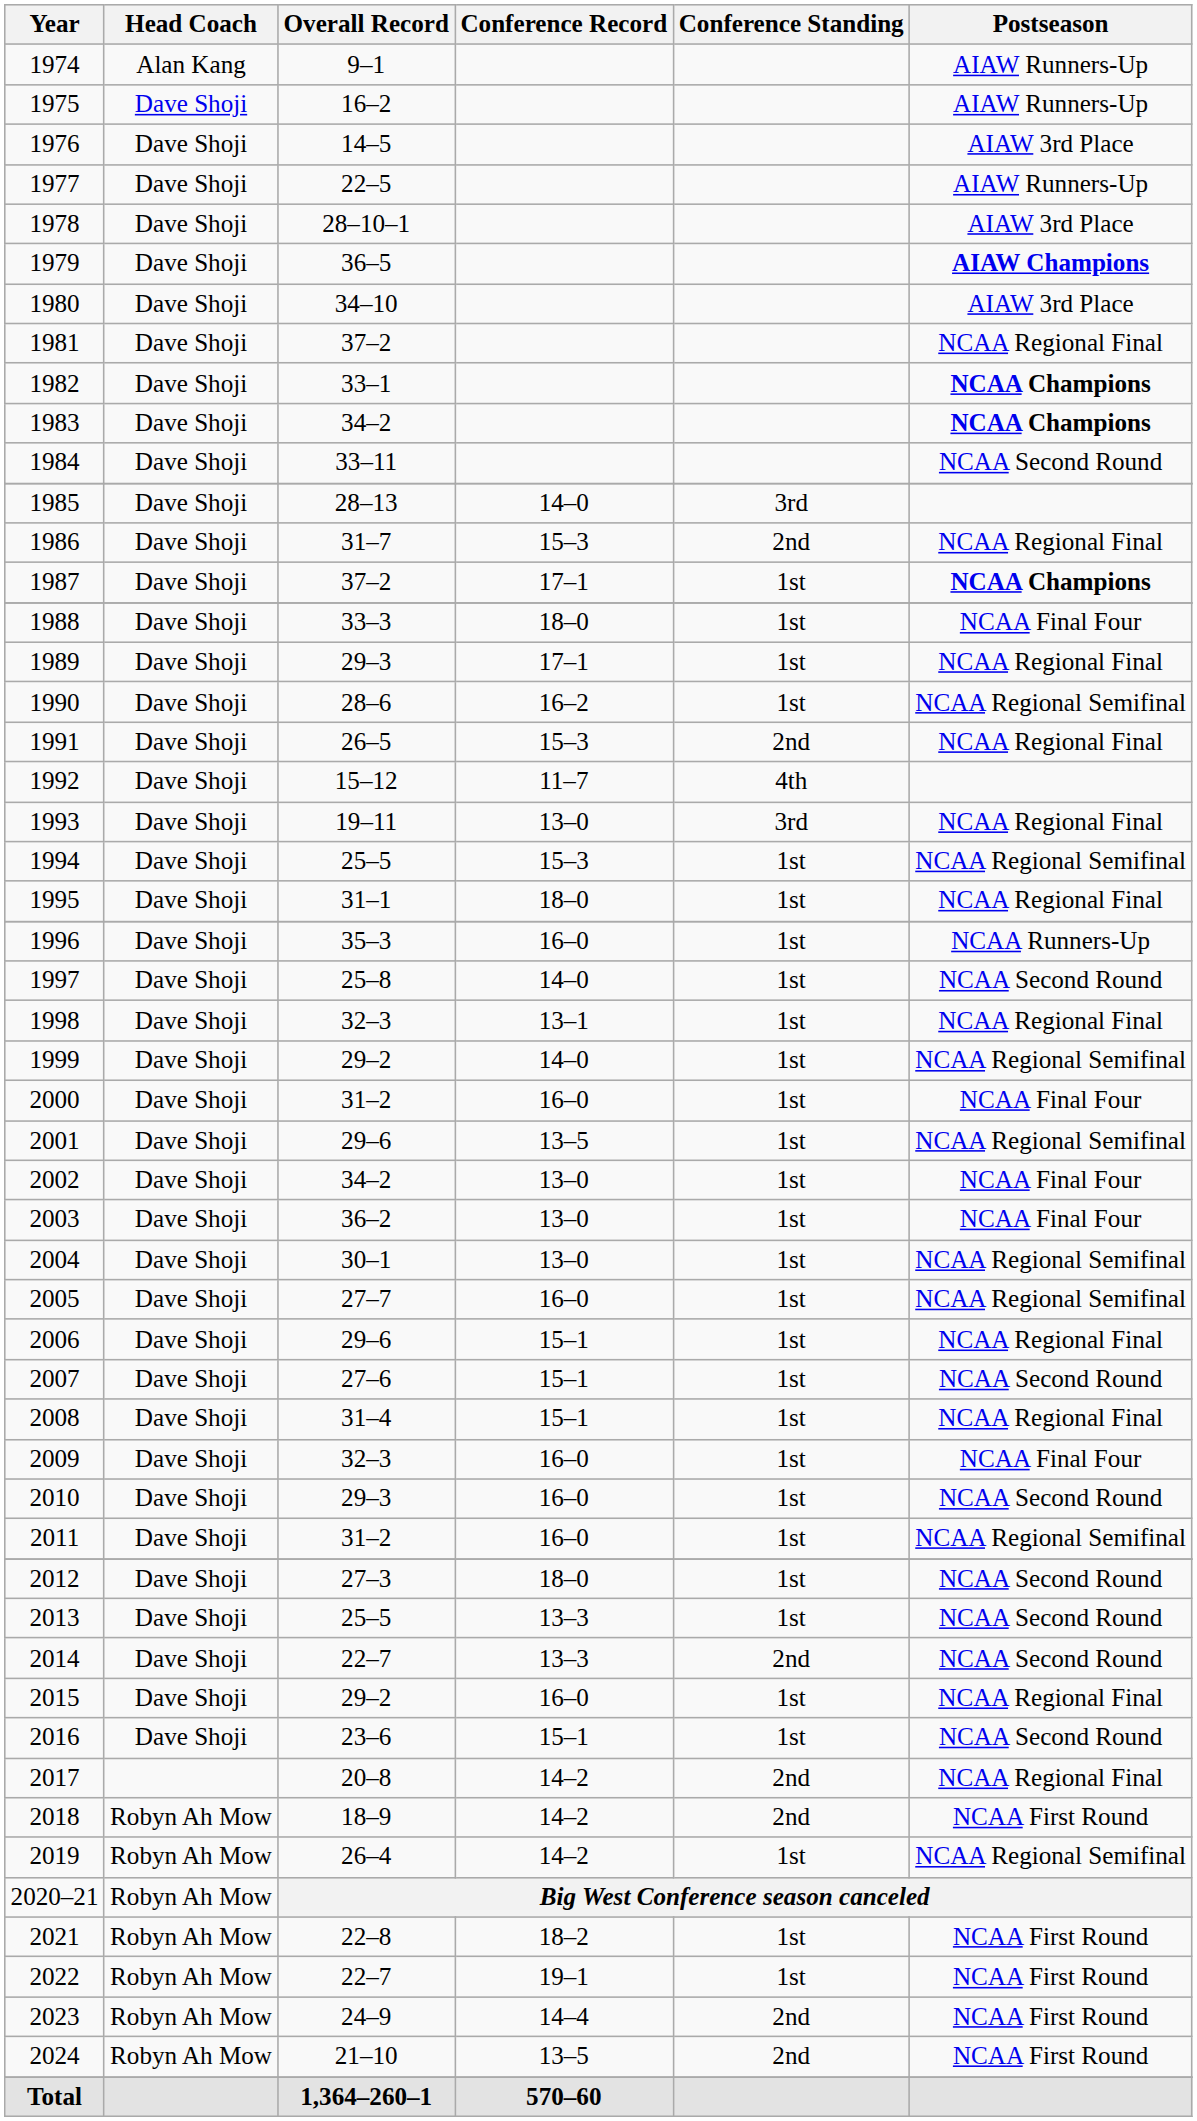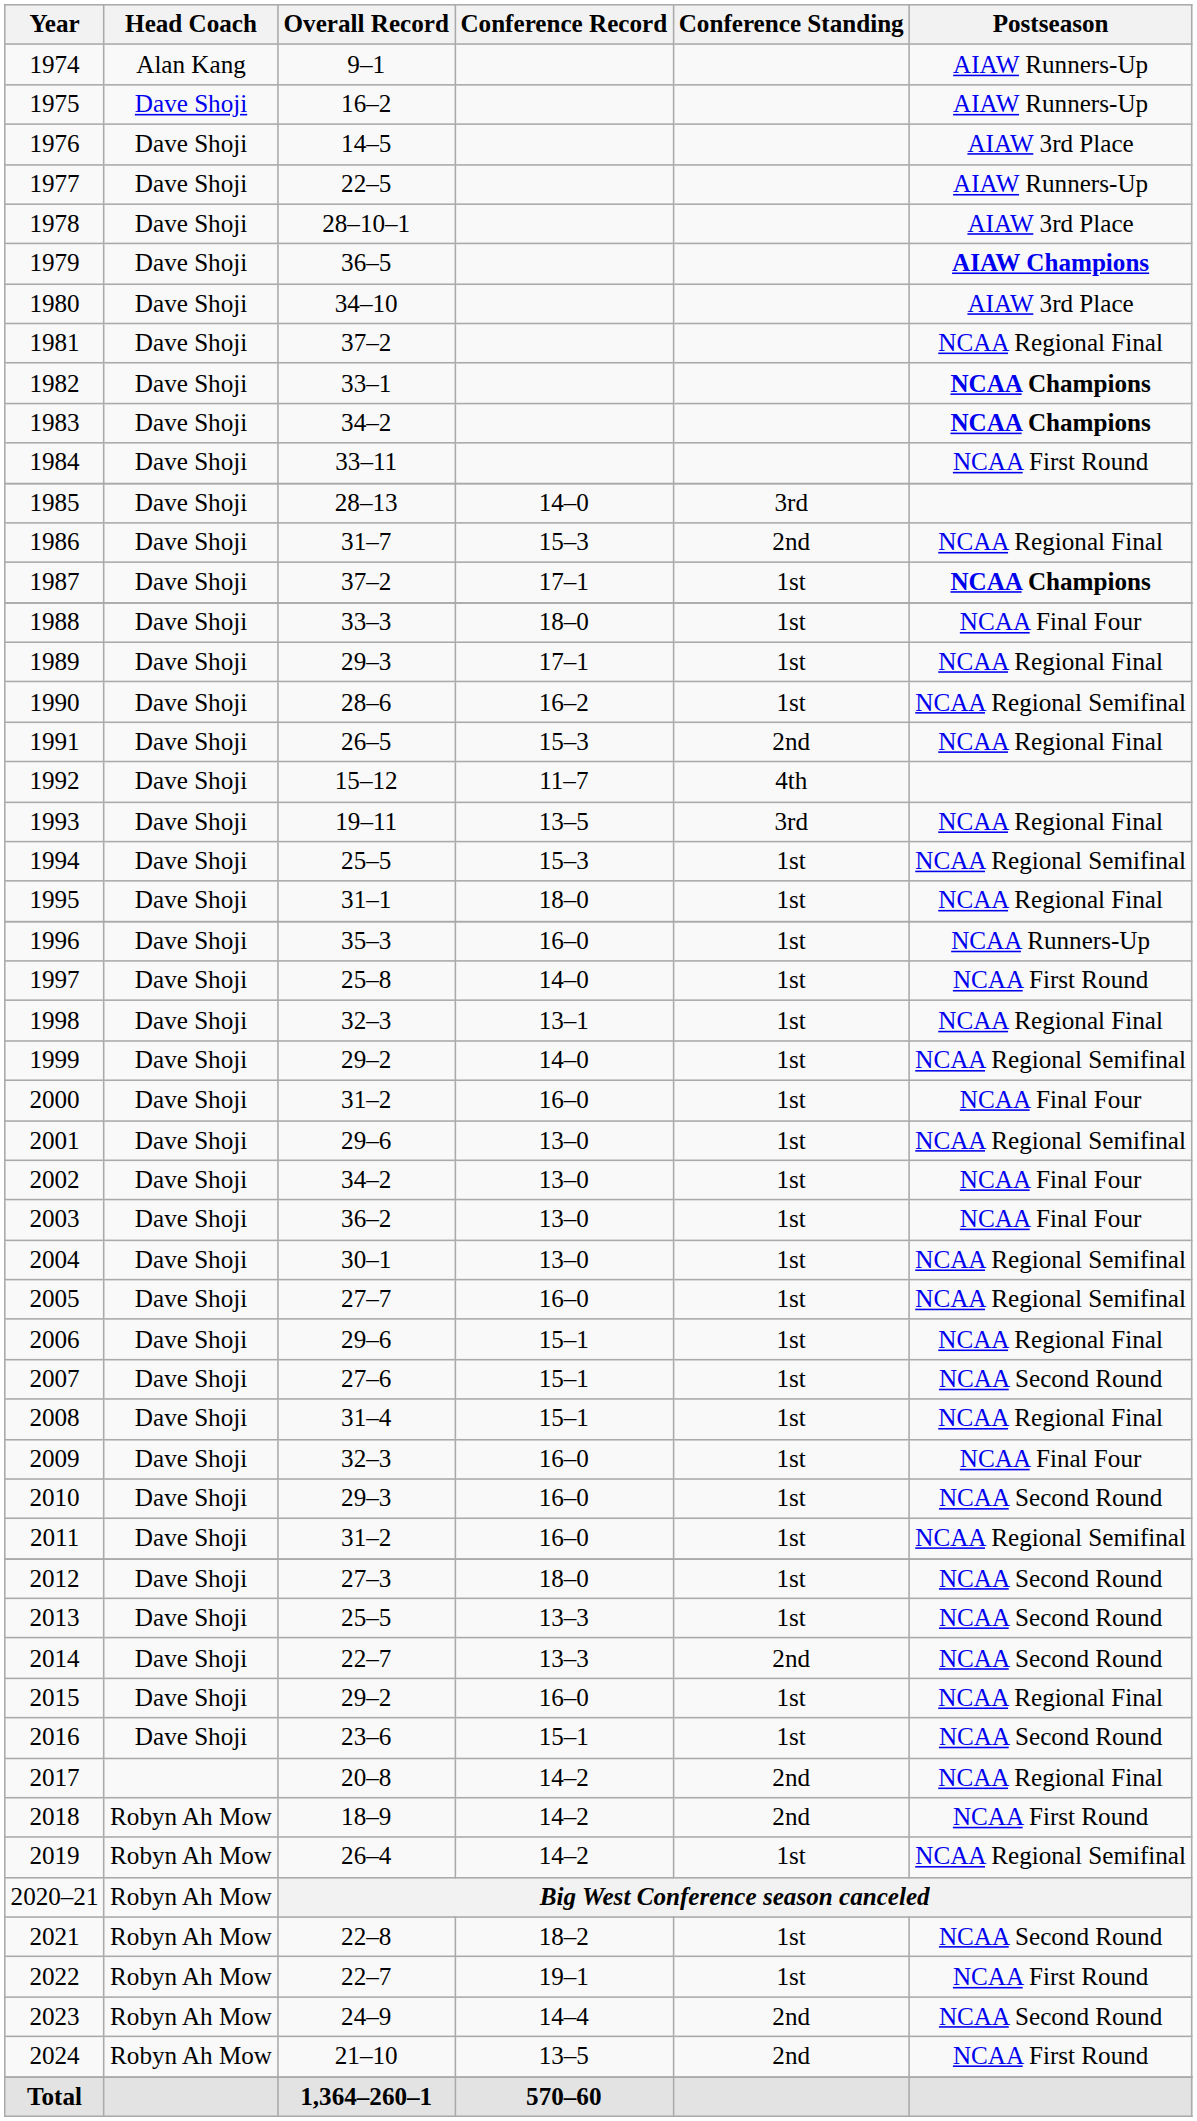(1051, 462) NCAA Second Round -> (1051, 462) NCAA First Round
(564, 821) 13–0 -> (564, 821) 13–5
(1051, 980) NCAA Second Round -> (1051, 980) NCAA First Round
(564, 1139) 13–5 -> (564, 1139) 13–0
(1051, 1936) NCAA First Round -> (1051, 1936) NCAA Second Round
(1051, 2016) NCAA First Round -> (1051, 2016) NCAA Second Round
